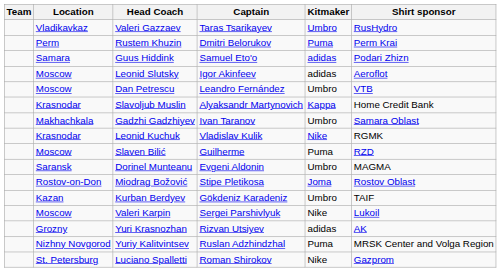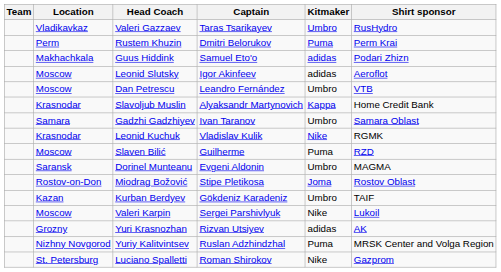(53, 58) Samara -> (65, 58) Makhachkala
(65, 120) Makhachkala -> (53, 120) Samara
